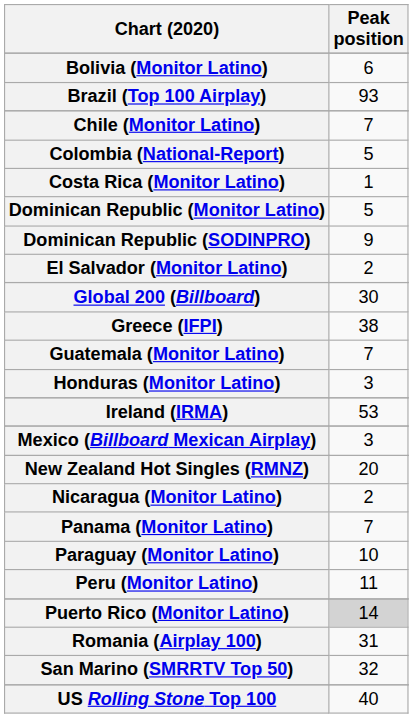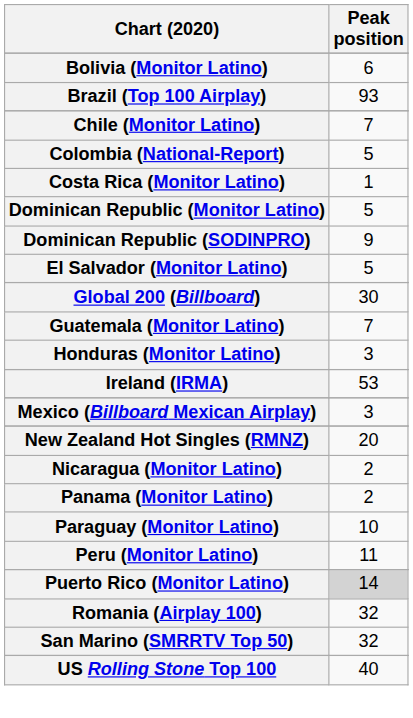(369, 268) 2 -> (369, 268) 5
- row: (167, 325)
(369, 526) 7 -> (369, 497) 2
(369, 641) 31 -> (369, 612) 32
